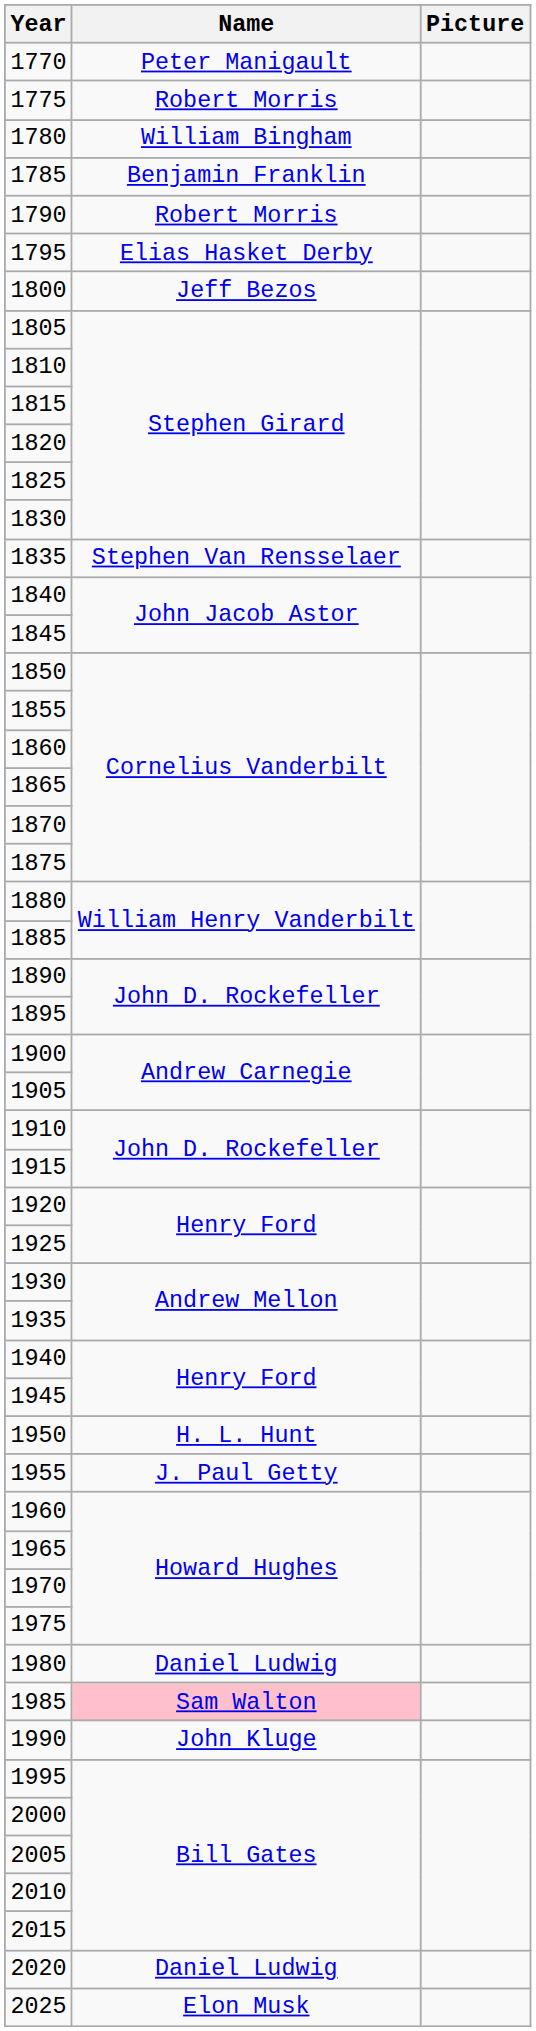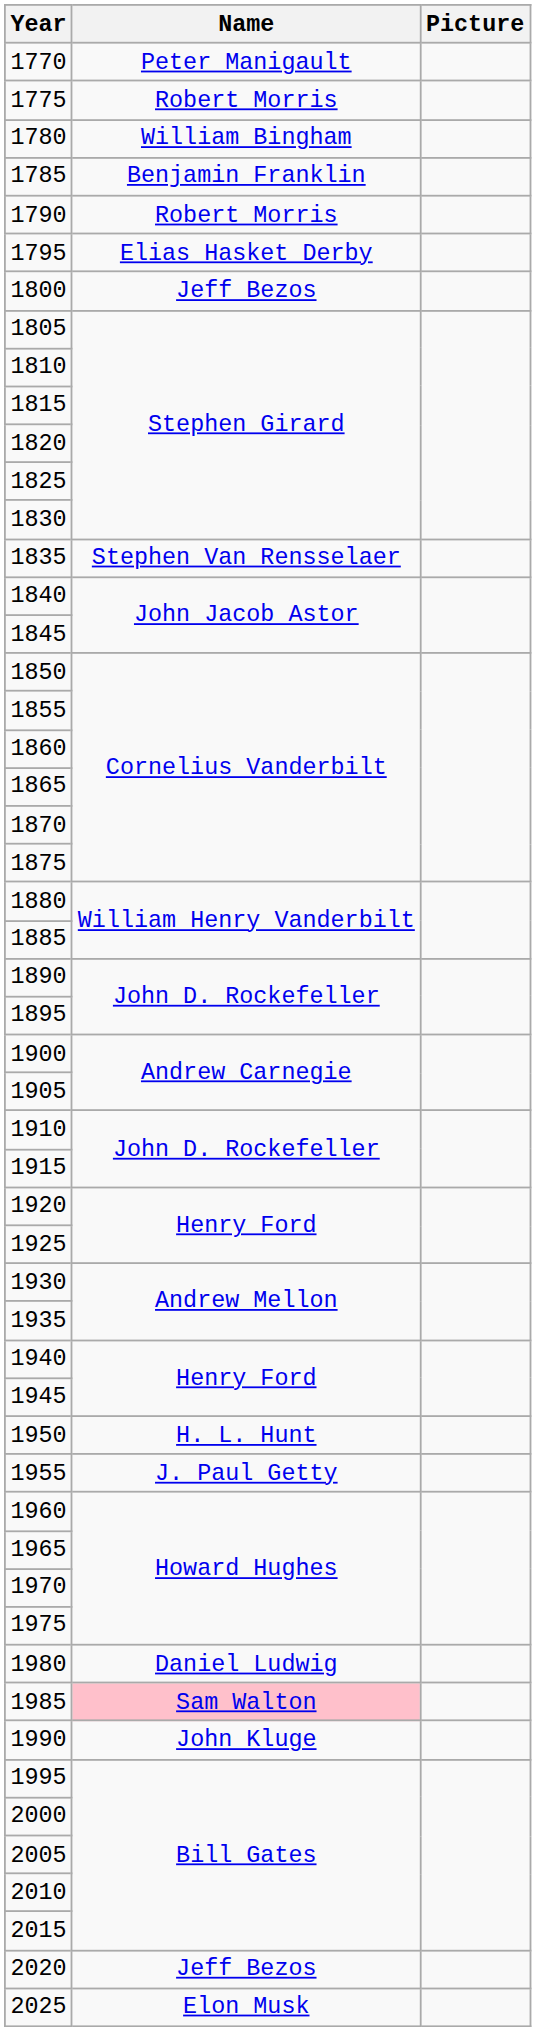(246, 1969) Daniel Ludwig -> (246, 1969) Jeff Bezos
